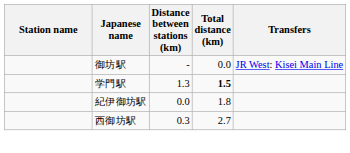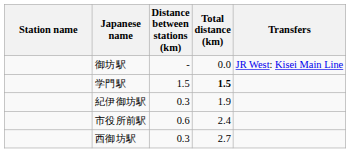(183, 83) 1.3 -> (183, 83) 1.5
(183, 102) 0.0 -> (183, 102) 0.3
(224, 102) 1.8 -> (224, 102) 1.9
+ row: (121, 120)
